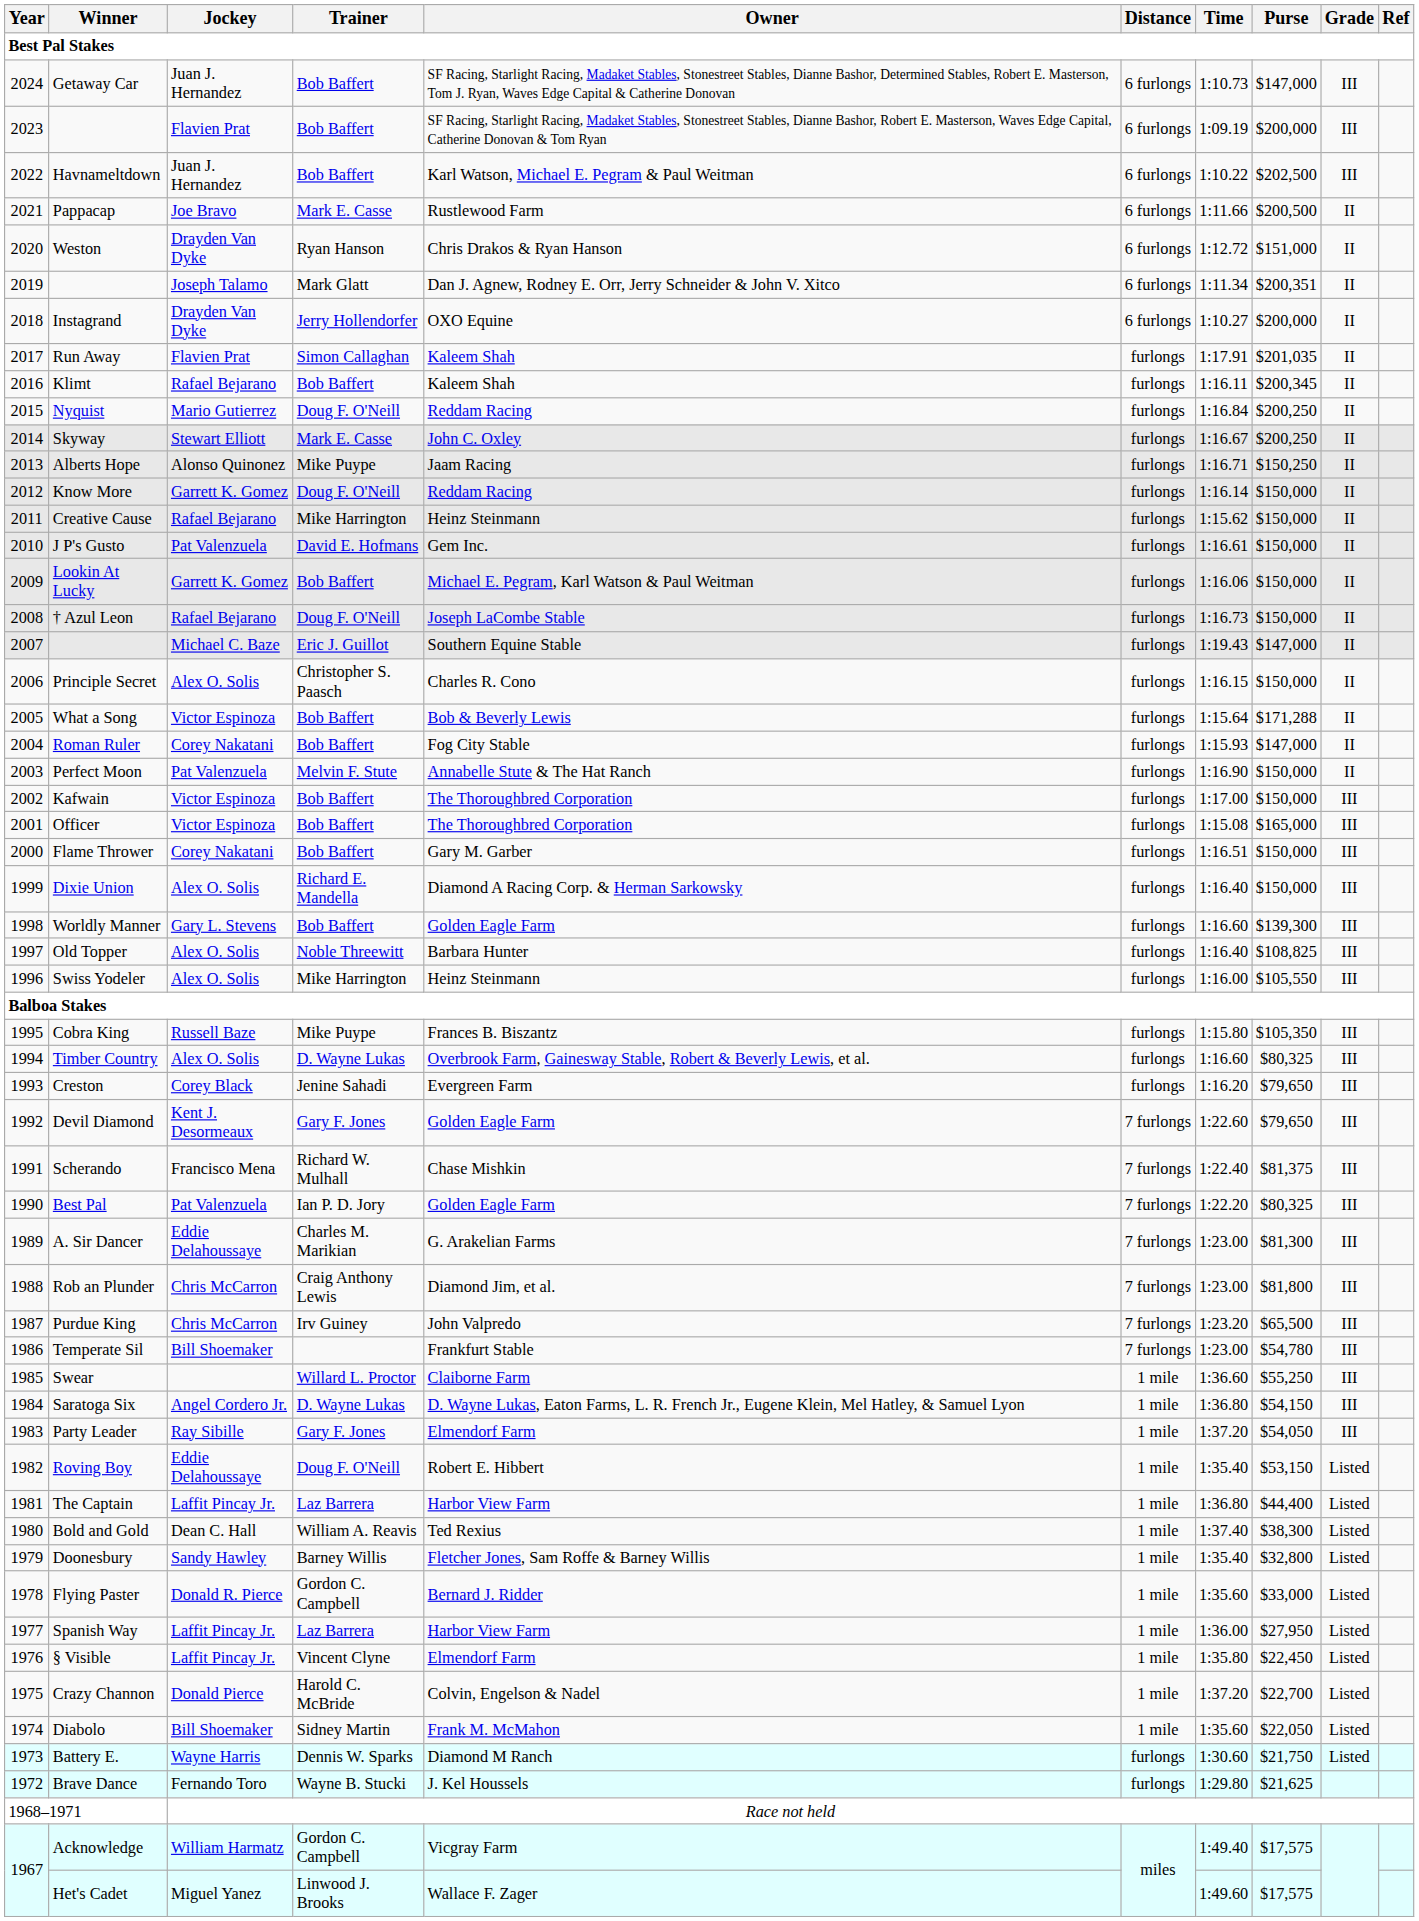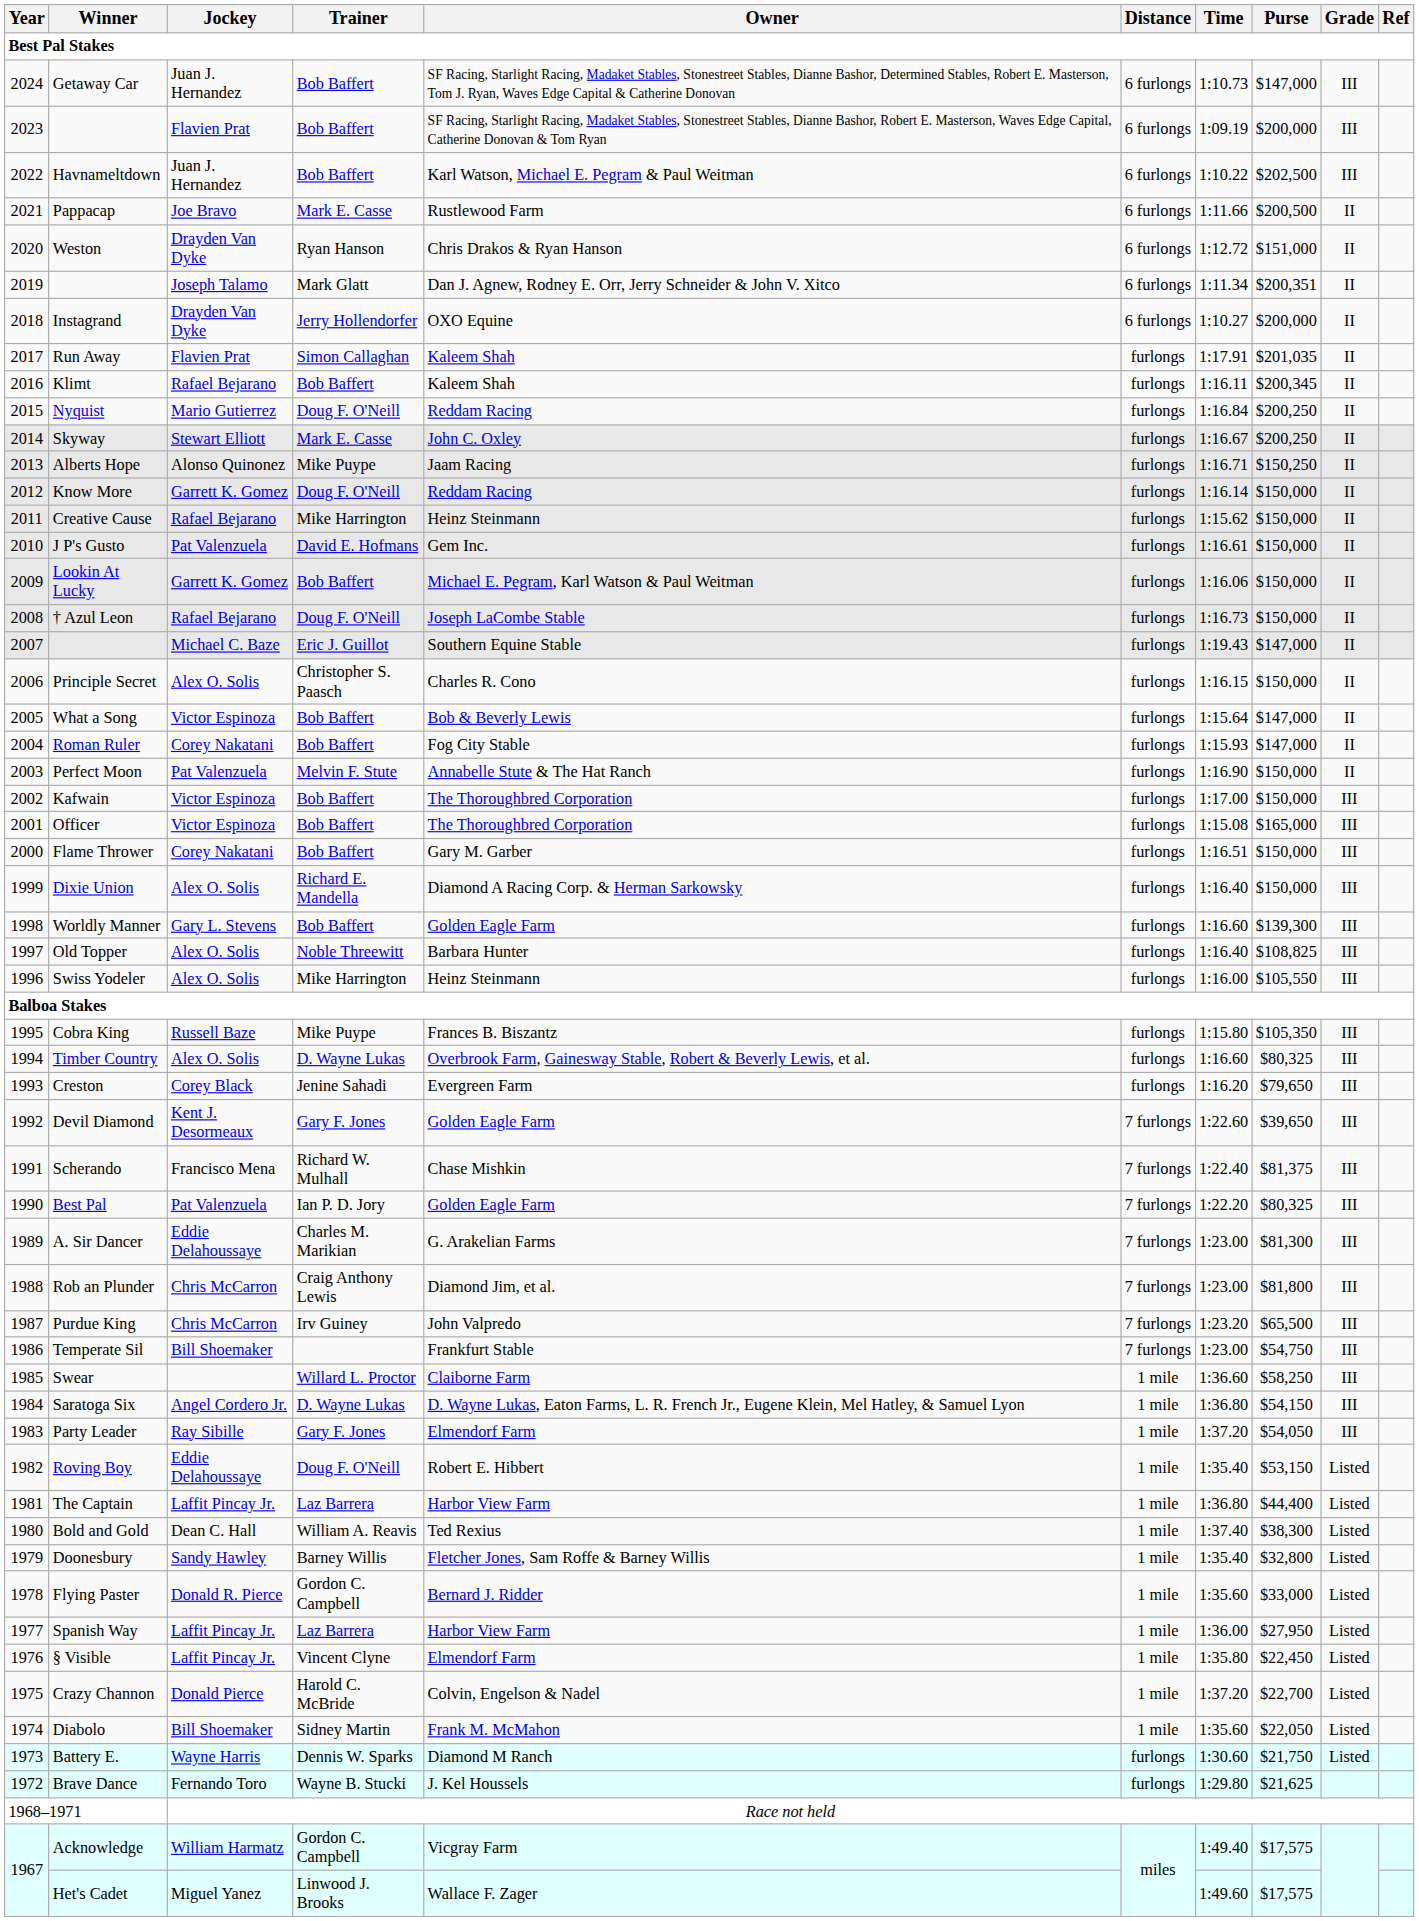(1286, 717) $171,288 -> (1286, 717) $147,000
(1286, 1122) $79,650 -> (1286, 1122) $39,650
(1286, 1350) $54,780 -> (1286, 1350) $54,750
(1286, 1377) $55,250 -> (1286, 1377) $58,250
